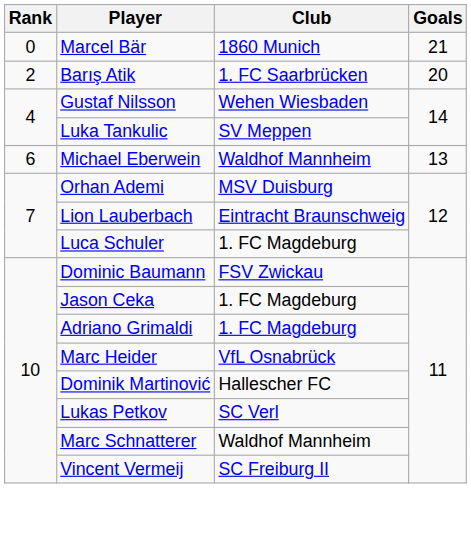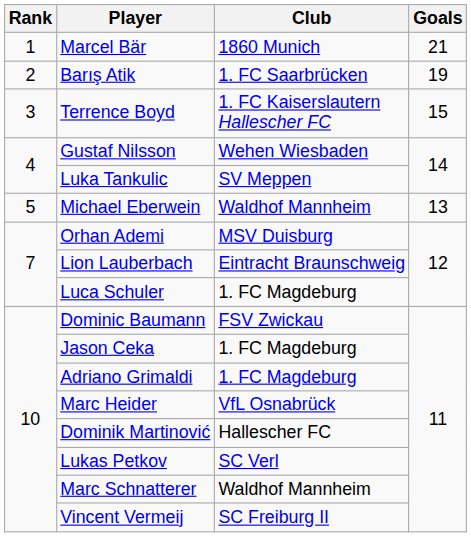(30, 46) 0 -> (30, 46) 1
(438, 74) 20 -> (438, 74) 19
+ row: (118, 113)
(30, 159) 6 -> (30, 207) 5
